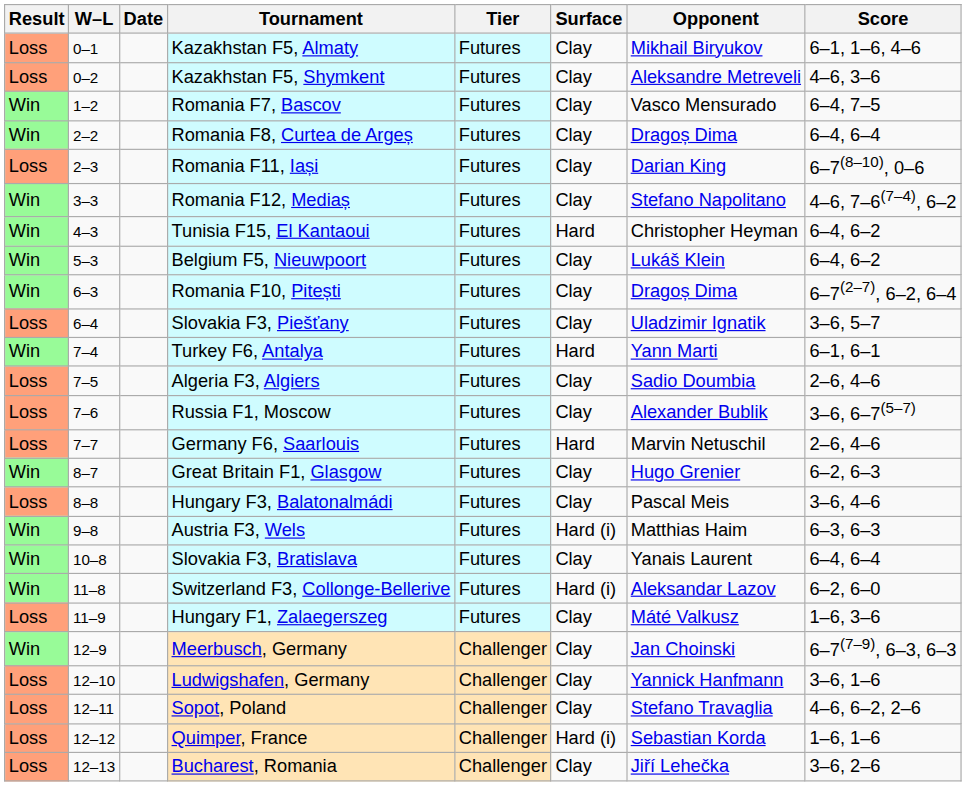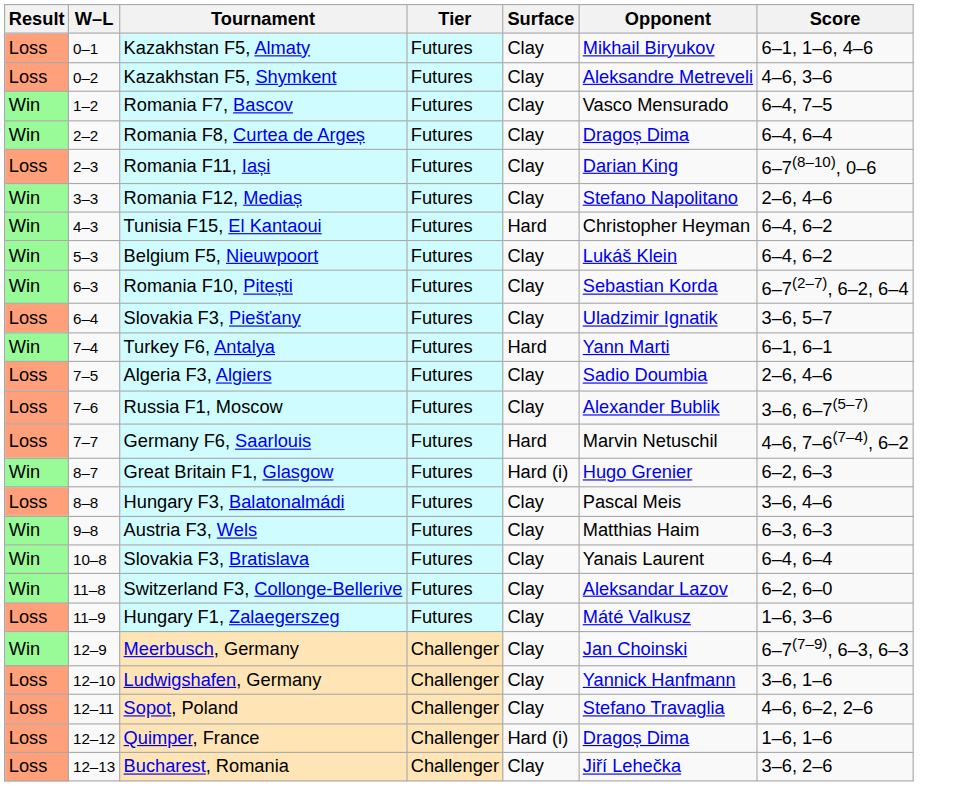- column: (143, 18)
(883, 199) 4–6, 7–6(7–4), 6–2 -> (797, 197) 2–6, 4–6
(684, 291) Dragoș Dima -> (650, 286) Sebastian Korda
(845, 443) 2–6, 4–6 -> (835, 441) 4–6, 7–6(7–4), 6–2
(574, 472) Clay -> (538, 472) Hard (i)
(586, 530) Hard (i) -> (526, 530) Clay
(586, 588) Hard (i) -> (526, 588) Clay
(698, 737) Sebastian Korda -> (636, 737) Dragoș Dima
